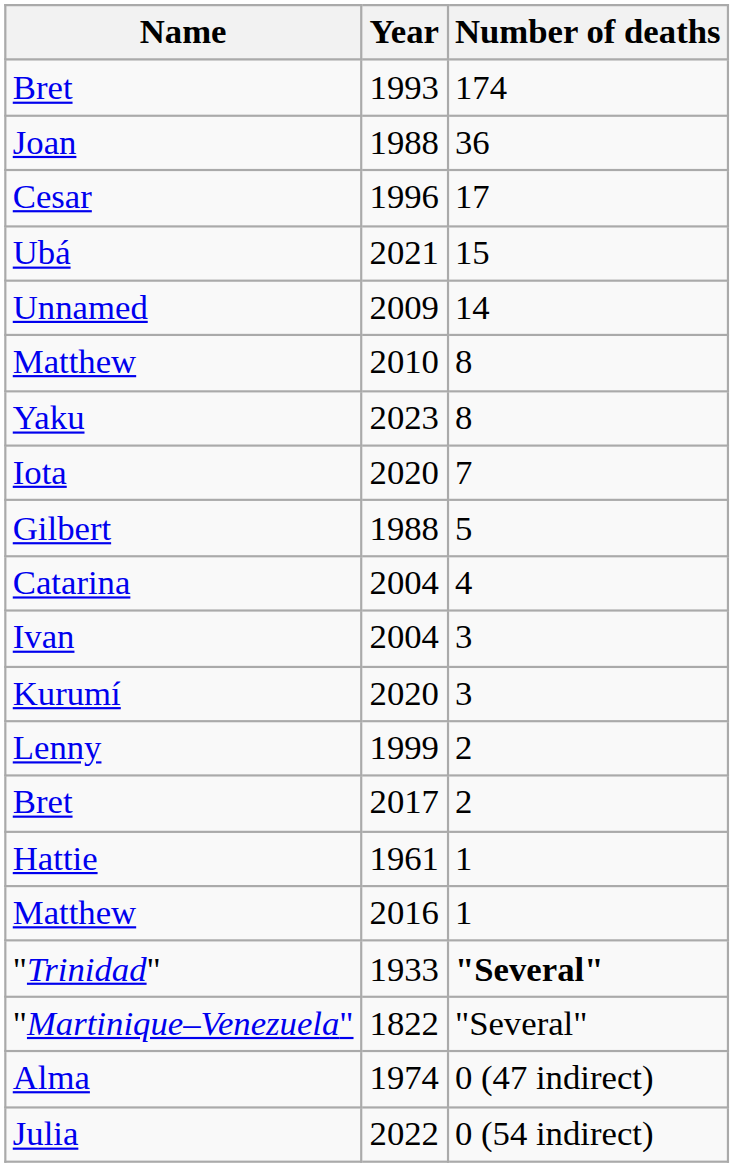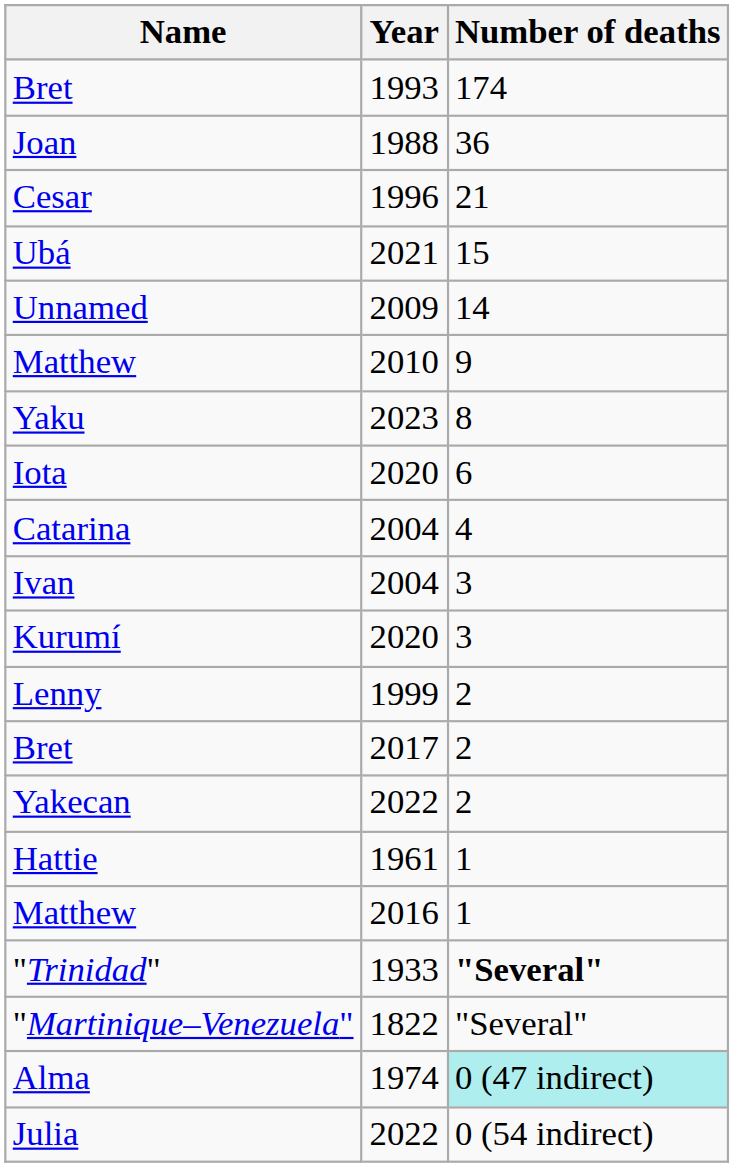(472, 197) 17 -> (472, 197) 21
(464, 362) 8 -> (464, 362) 9
(464, 472) 7 -> (464, 472) 6
- row: (62, 527)
+ row: (72, 802)
(554, 1078) no background -> (554, 1078) paleturquoise background
